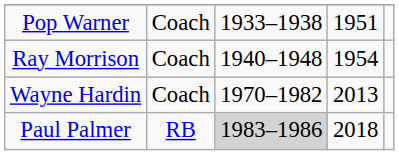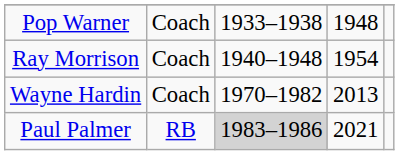(356, 22) 1951 -> (356, 22) 1948
(356, 130) 2018 -> (356, 130) 2021
